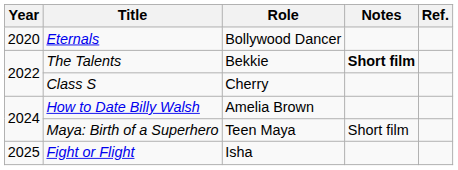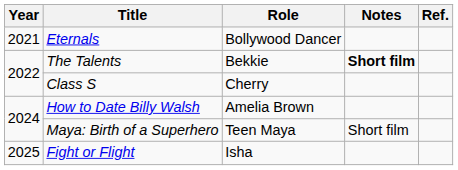(24, 38) 2020 -> (24, 38) 2021
